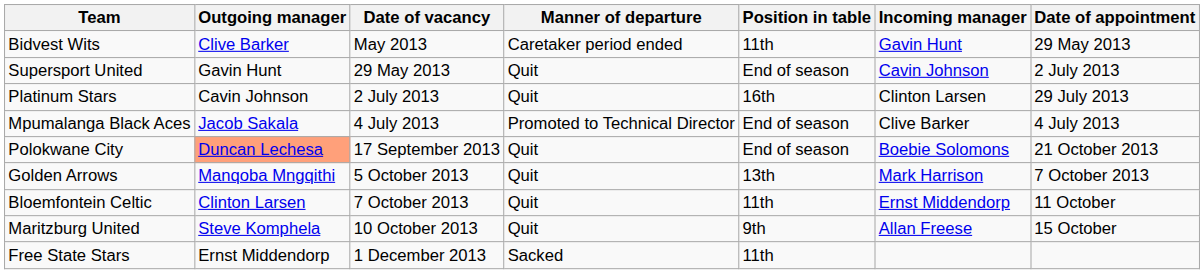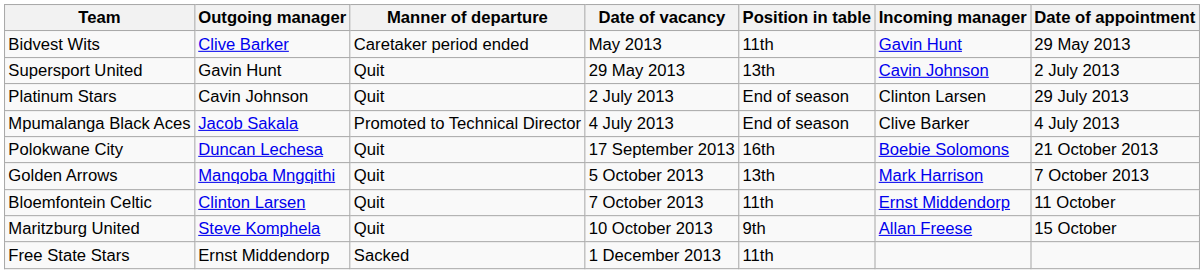columns swapped: (621, 17) <-> (427, 17)
(796, 70) End of season -> (759, 70) 13th
(759, 96) 16th -> (796, 96) End of season
(261, 149) lightsalmon background -> (261, 149) no background
(796, 149) End of season -> (759, 149) 16th
